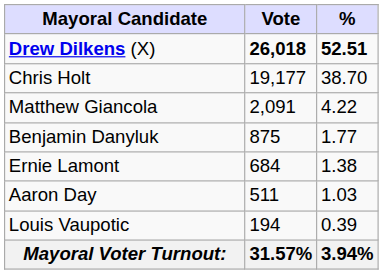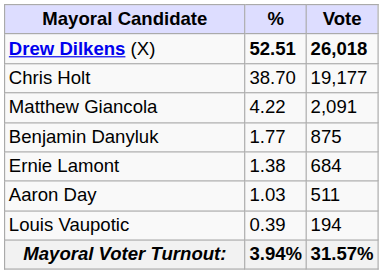columns swapped: (281, 19) <-> (347, 19)
